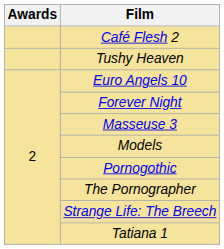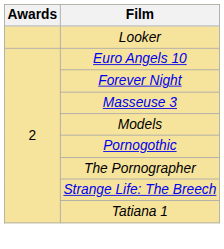+ row: (140, 37)
- row: (140, 37)
- row: (140, 59)
